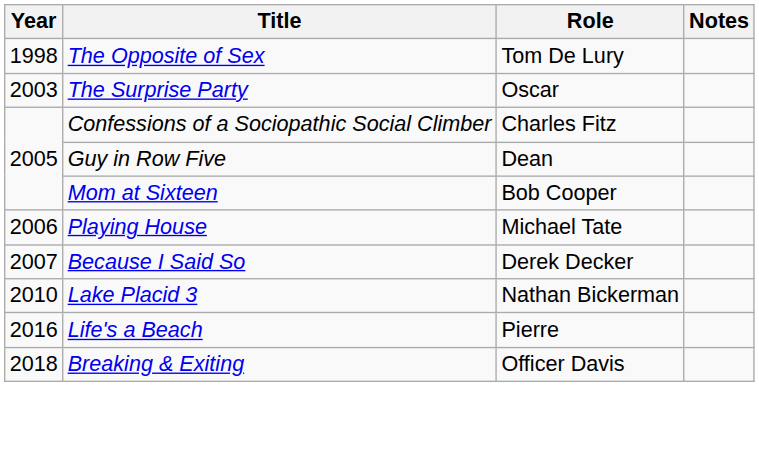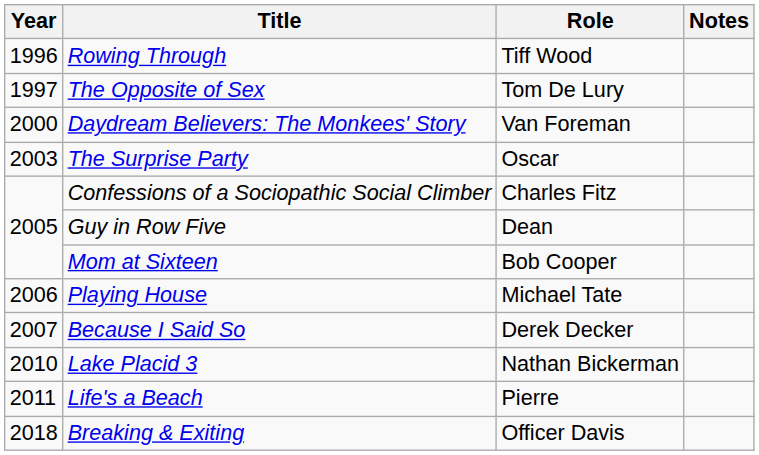+ row: (147, 55)
(34, 55) 1998 -> (34, 90) 1997
+ row: (267, 124)
(34, 329) 2016 -> (33, 398) 2011
